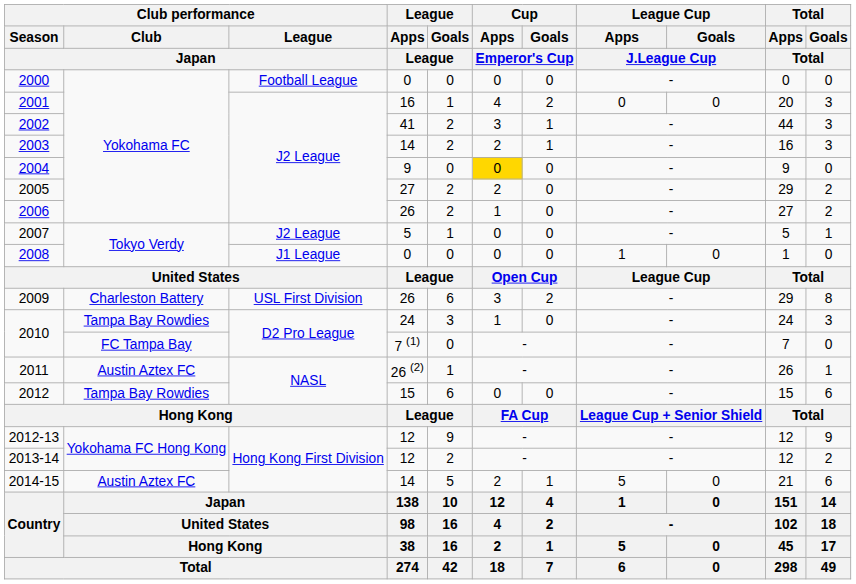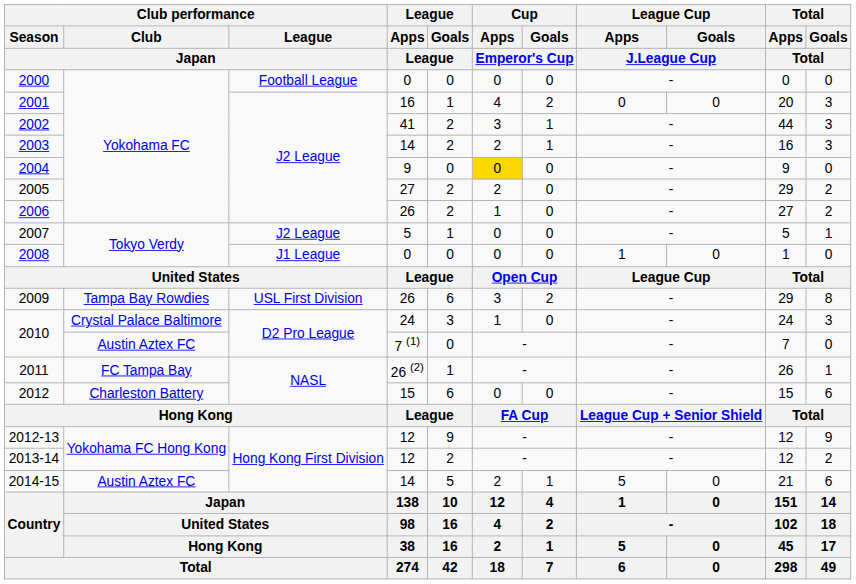(146, 299) Charleston Battery -> (146, 299) Tampa Bay Rowdies
(146, 320) Tampa Bay Rowdies -> (146, 320) Crystal Palace Baltimore
(146, 344) FC Tampa Bay -> (146, 344) Austin Aztex FC
(146, 370) Austin Aztex FC -> (146, 370) FC Tampa Bay
(146, 393) Tampa Bay Rowdies -> (146, 393) Charleston Battery
